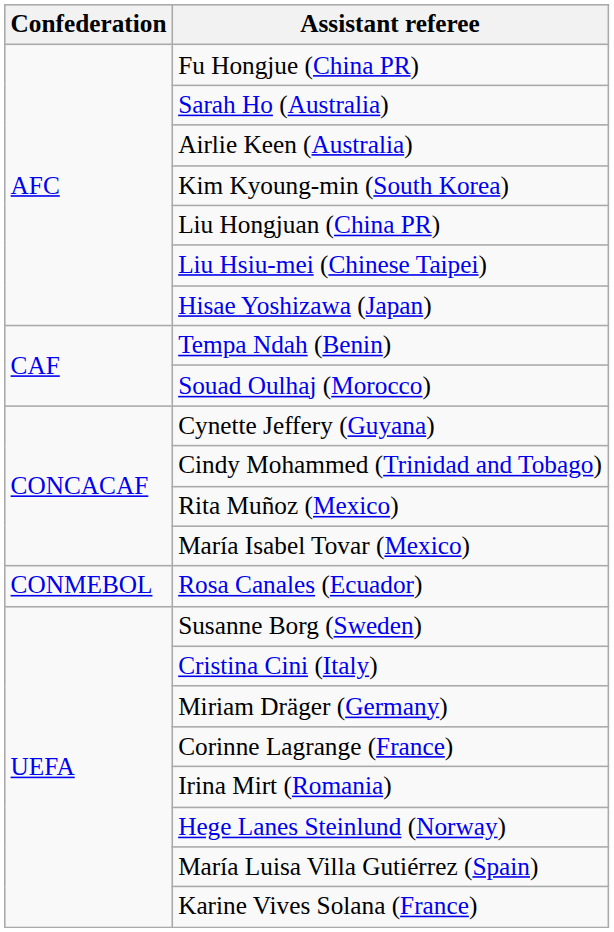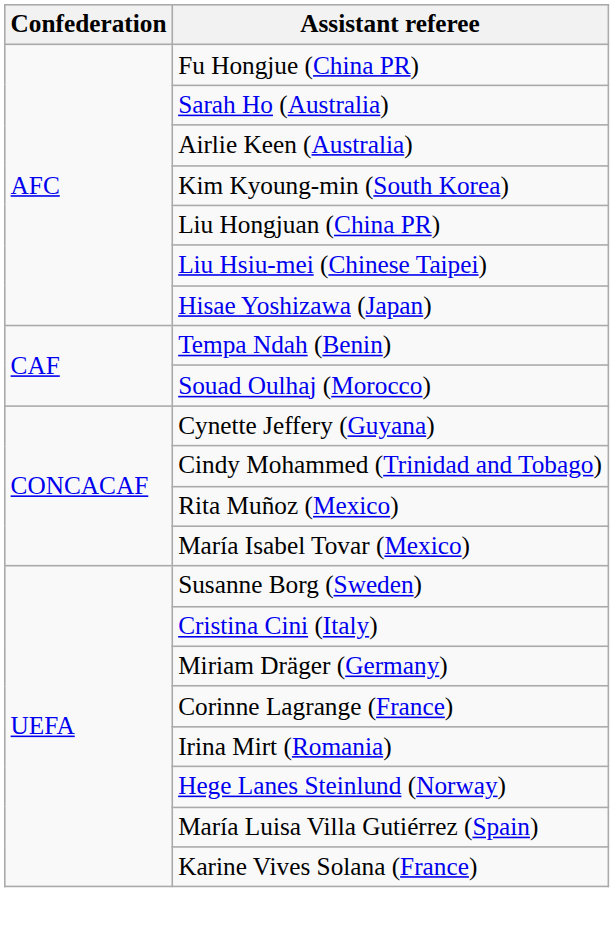- row: (300, 585)
